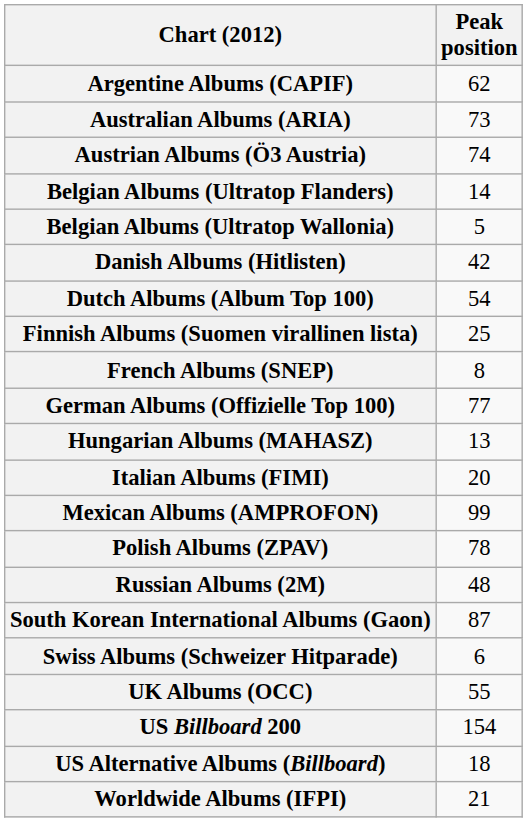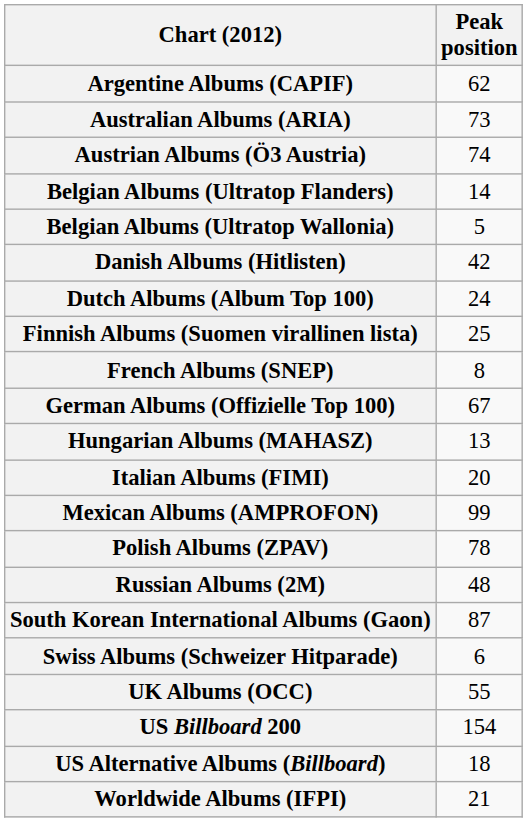(479, 298) 54 -> (479, 298) 24
(479, 405) 77 -> (479, 405) 67
